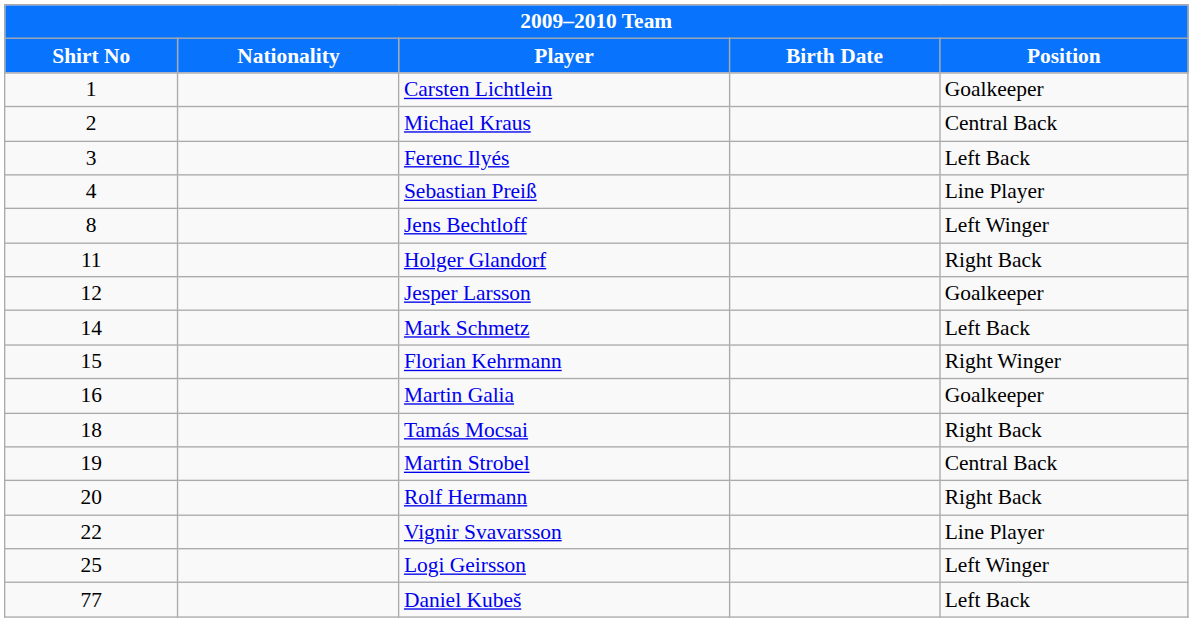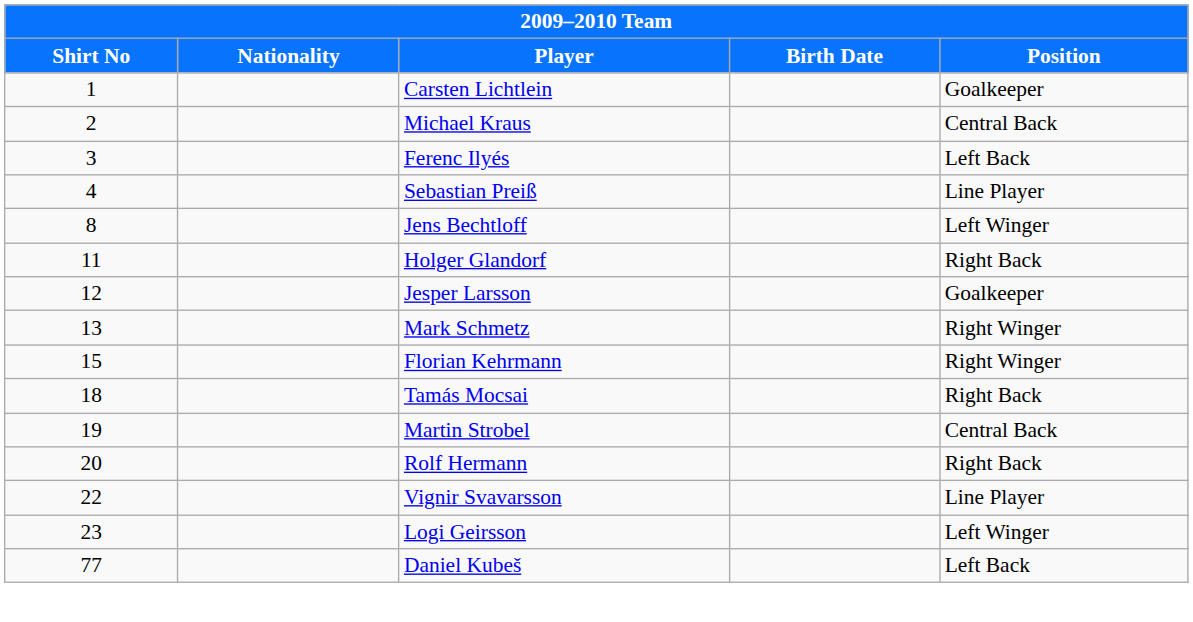(91, 327) 14 -> (91, 327) 13
(987, 327) Left Back -> (1003, 327) Right Winger
- row: (459, 395)
(91, 565) 25 -> (91, 531) 23
